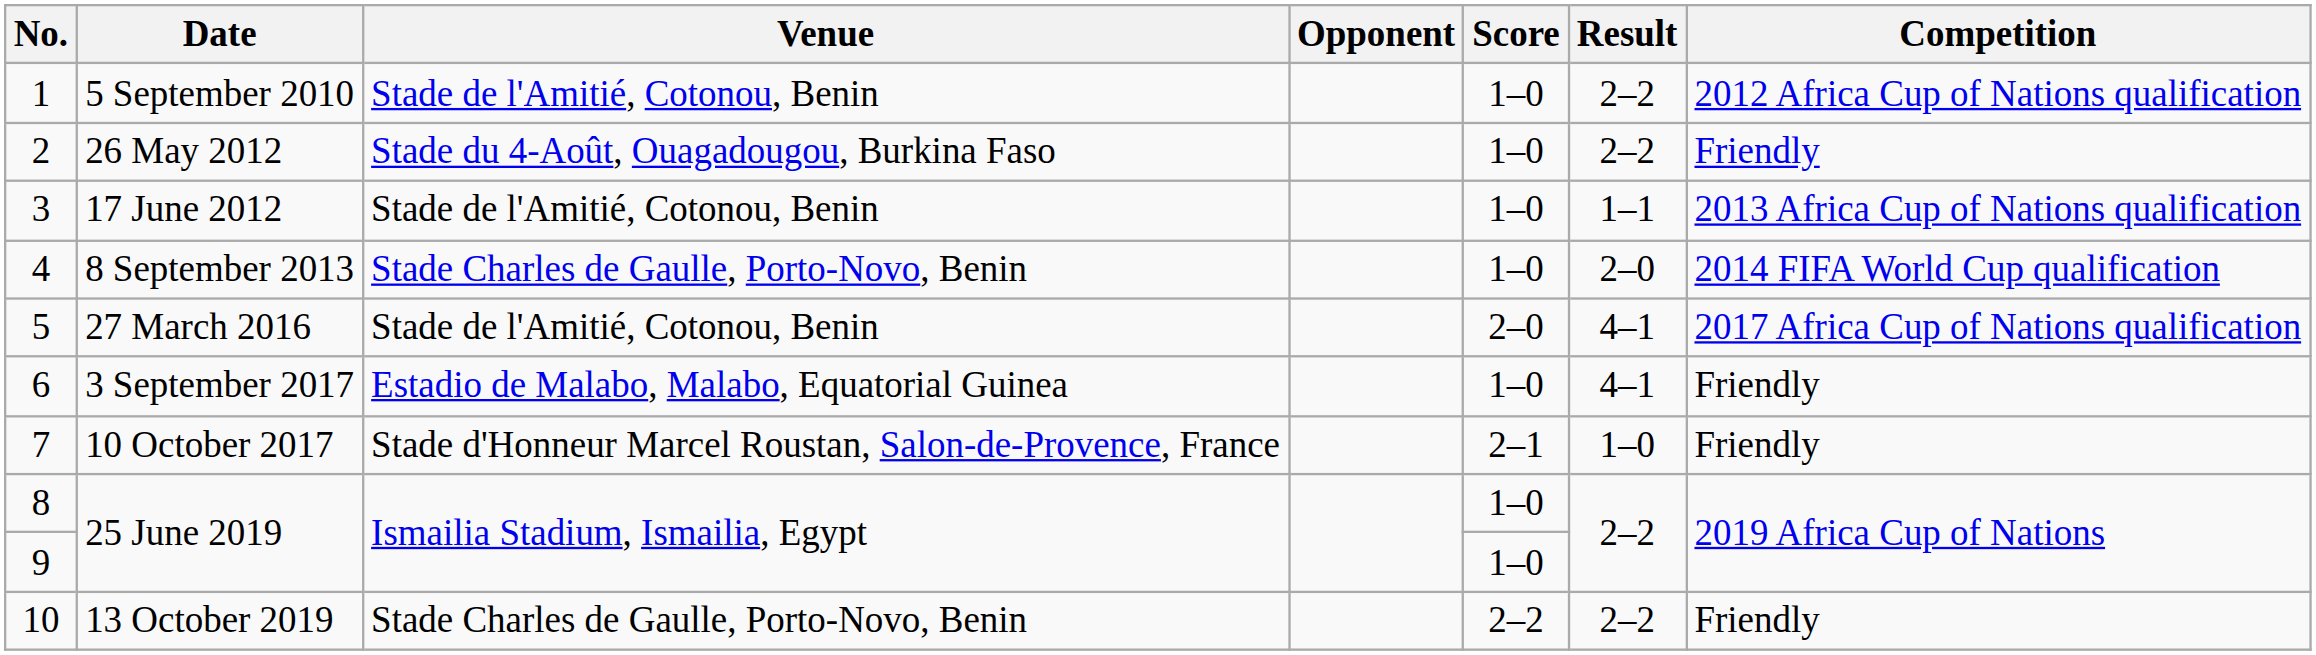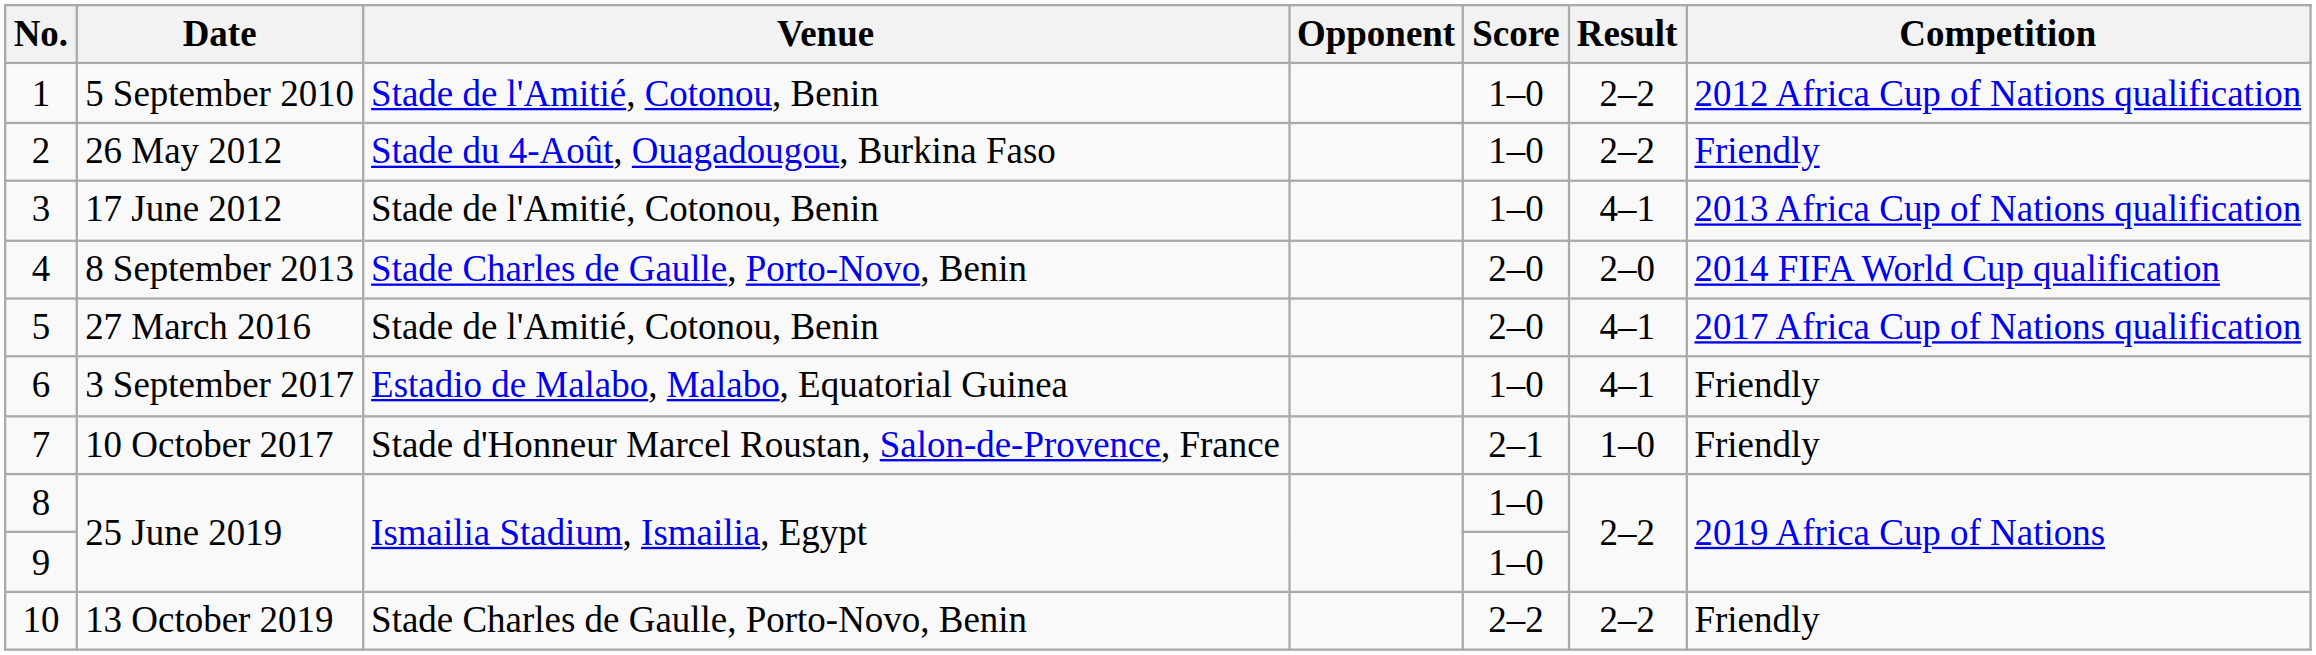(1627, 209) 1–1 -> (1627, 209) 4–1
(1516, 268) 1–0 -> (1516, 268) 2–0
